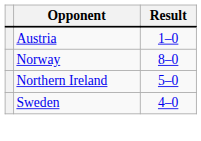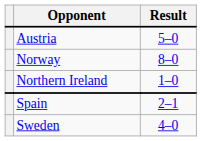(168, 38) 1–0 -> (168, 38) 5–0
(168, 81) 5–0 -> (168, 81) 1–0
+ row: (32, 103)
